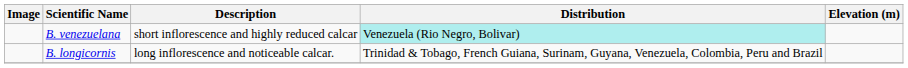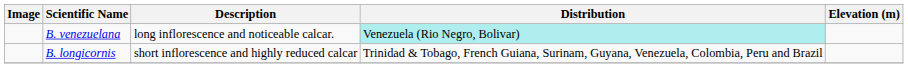(246, 33) short inflorescence and highly reduced calcar -> (234, 33) long inflorescence and noticeable calcar.
(234, 53) long inflorescence and noticeable calcar. -> (246, 53) short inflorescence and highly reduced calcar
